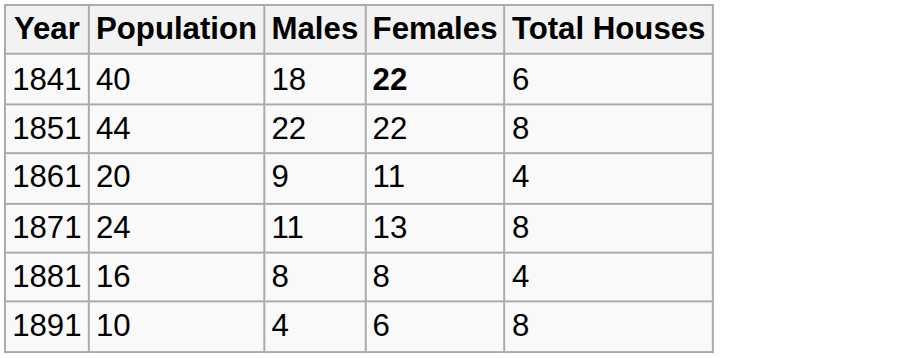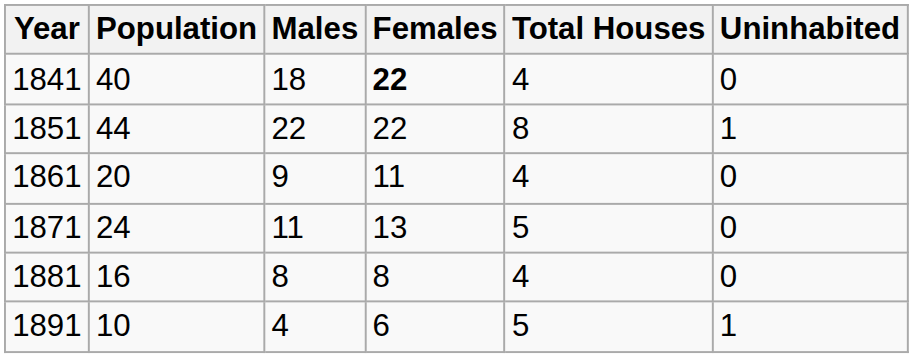+ column: (810, 29)
(521, 78) 6 -> (521, 78) 4
(521, 227) 8 -> (521, 227) 5
(521, 326) 8 -> (521, 326) 5
